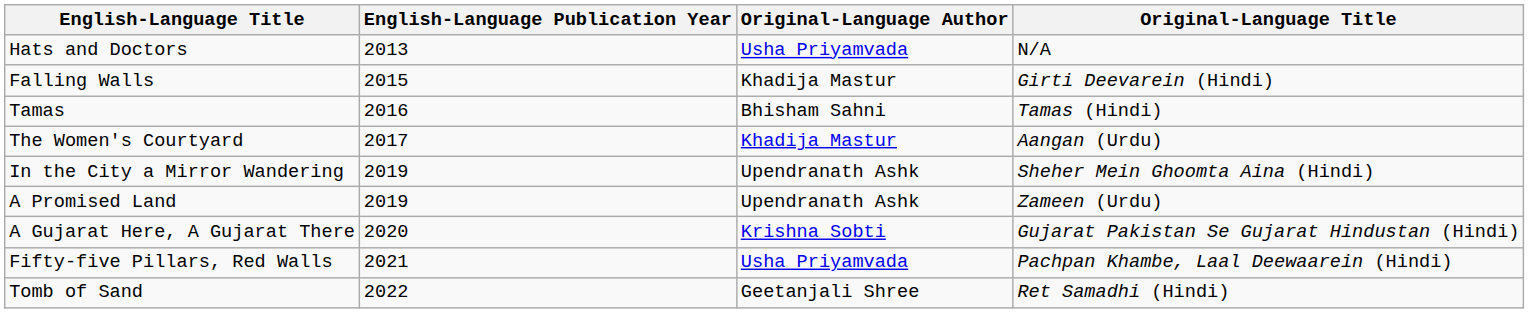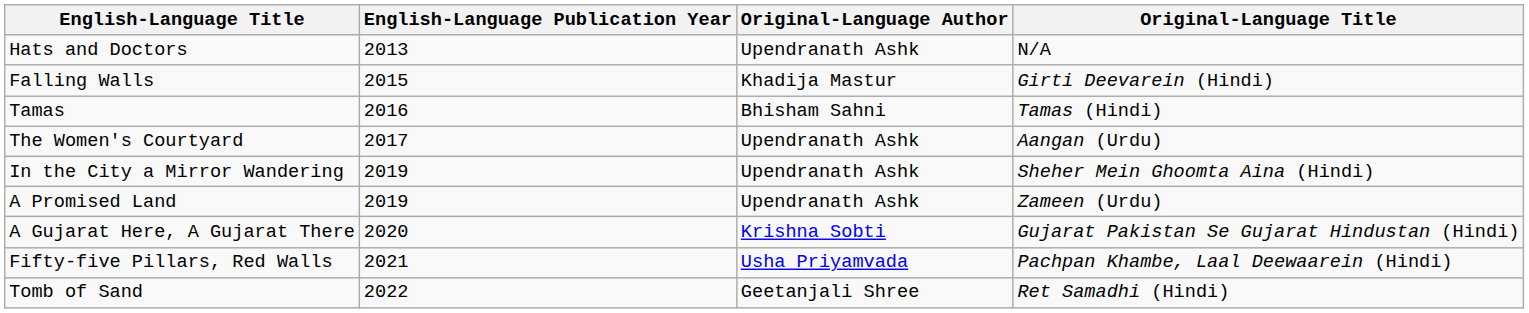(825, 50) Usha Priyamvada -> (830, 50) Upendranath Ashk
(819, 141) Khadija Mastur -> (830, 141) Upendranath Ashk
